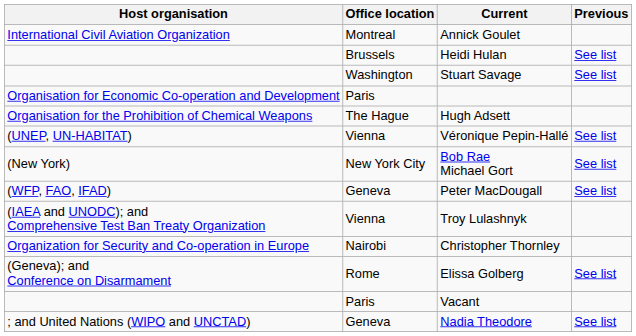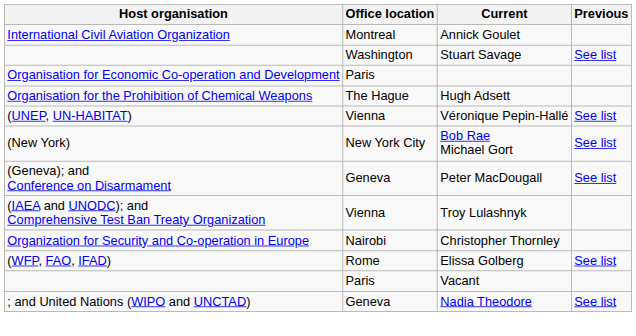- row: (473, 55)
(59, 191) (WFP, FAO, IFAD) -> (89, 178) (Geneva); and Conference on Disarmament
(89, 273) (Geneva); and Conference on Disarmament -> (59, 260) (WFP, FAO, IFAD)
